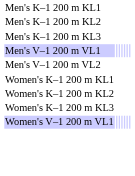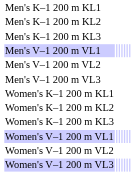+ row: (53, 79)
+ row: (59, 150)
+ row: (59, 165)
